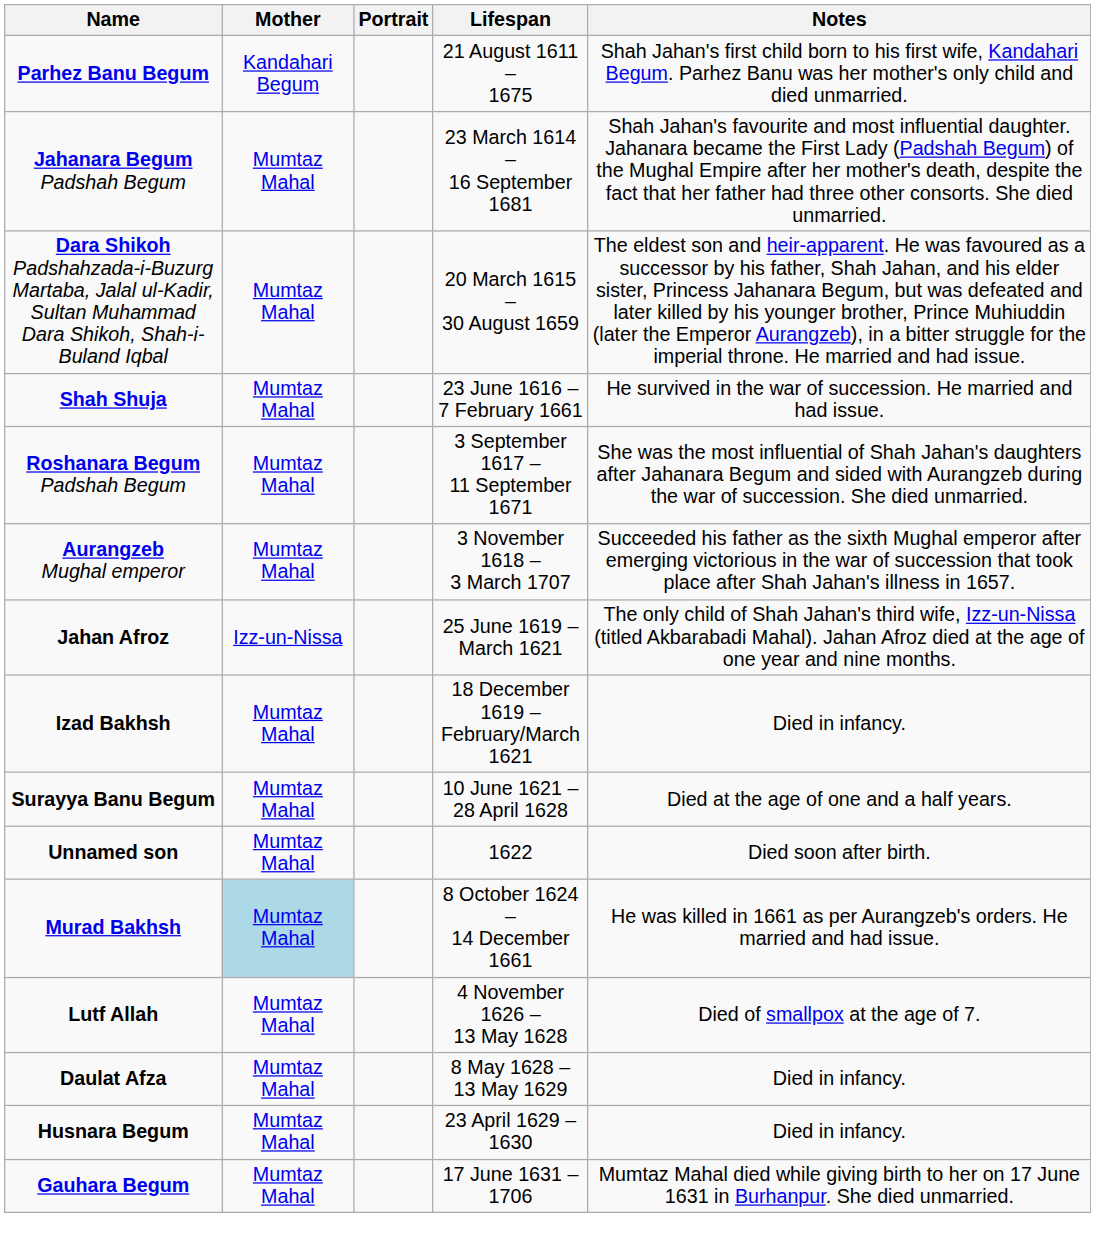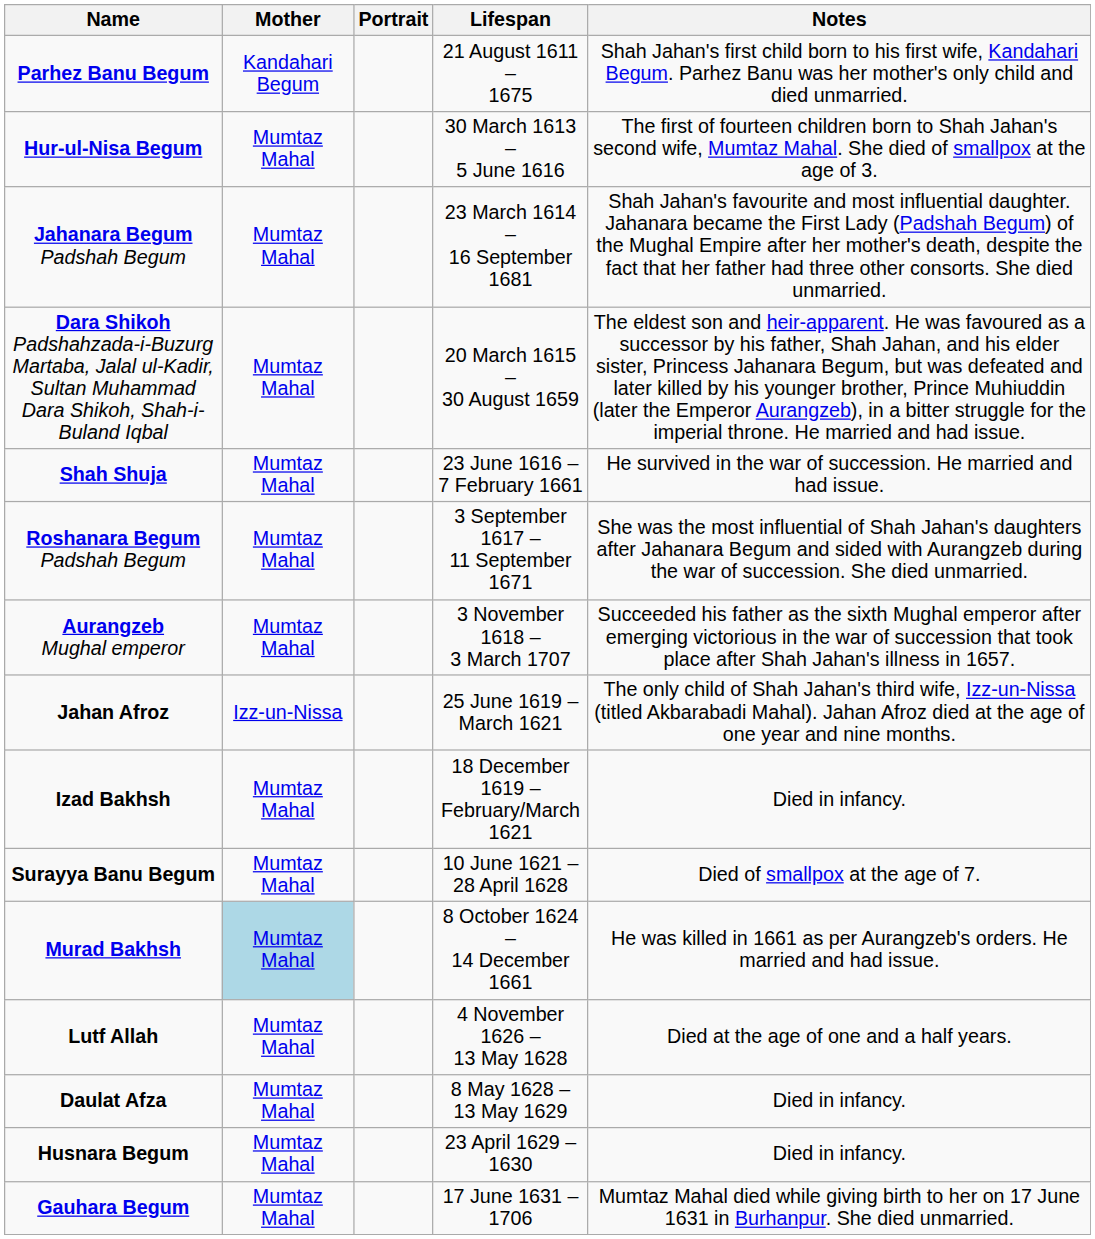+ row: (113, 148)
(839, 799) Died at the age of one and a half years. -> (839, 874) Died of smallpox at the age of 7.
- row: (113, 852)
(839, 1014) Died of smallpox at the age of 7. -> (839, 1036) Died at the age of one and a half years.
